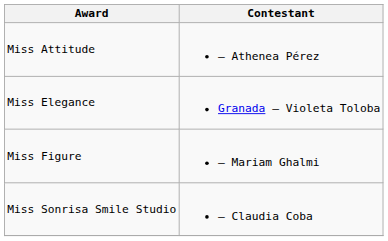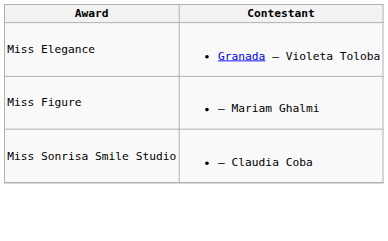- row: (51, 50)
